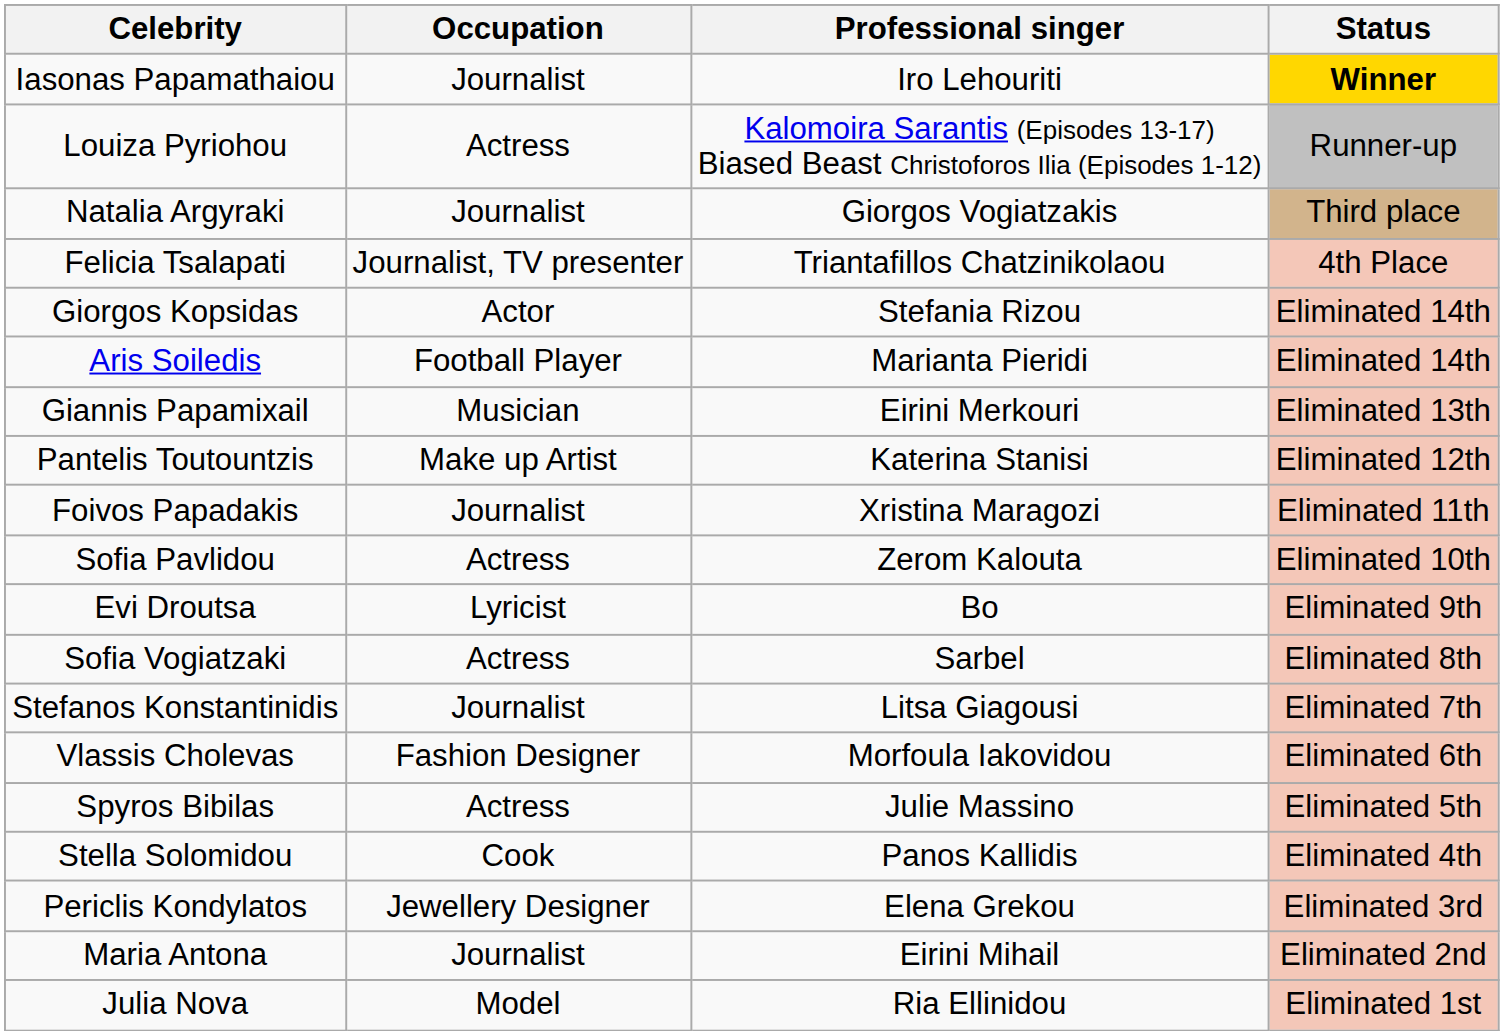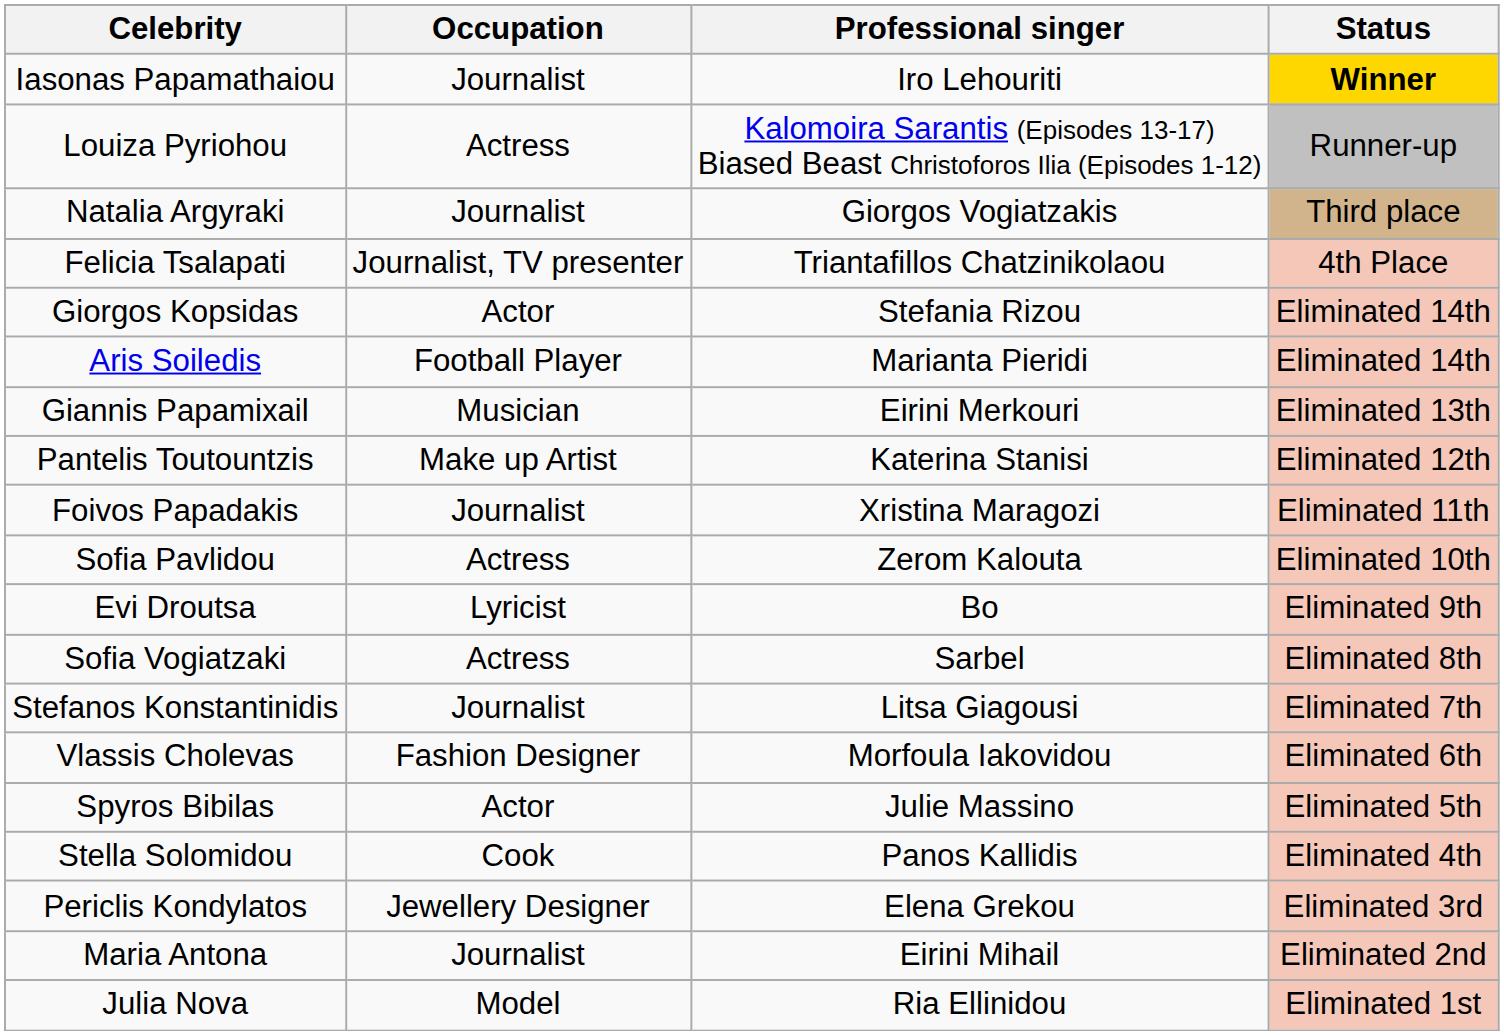(518, 806) Actress -> (518, 806) Actor
